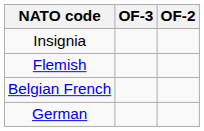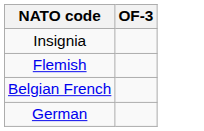- column: (178, 16)
